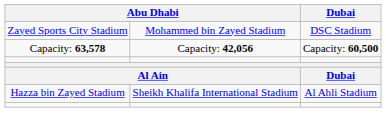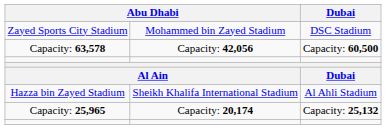+ row: (68, 110)
